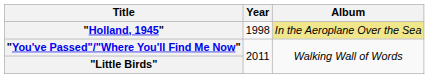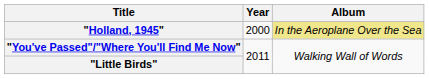(258, 30) 1998 -> (258, 30) 2000
